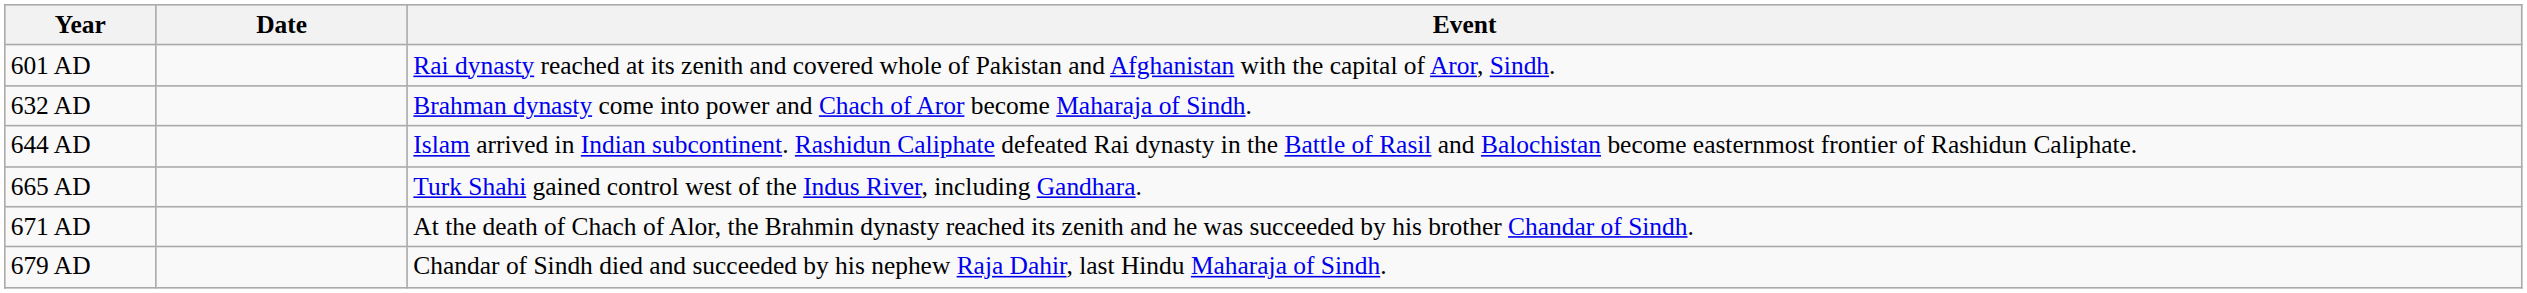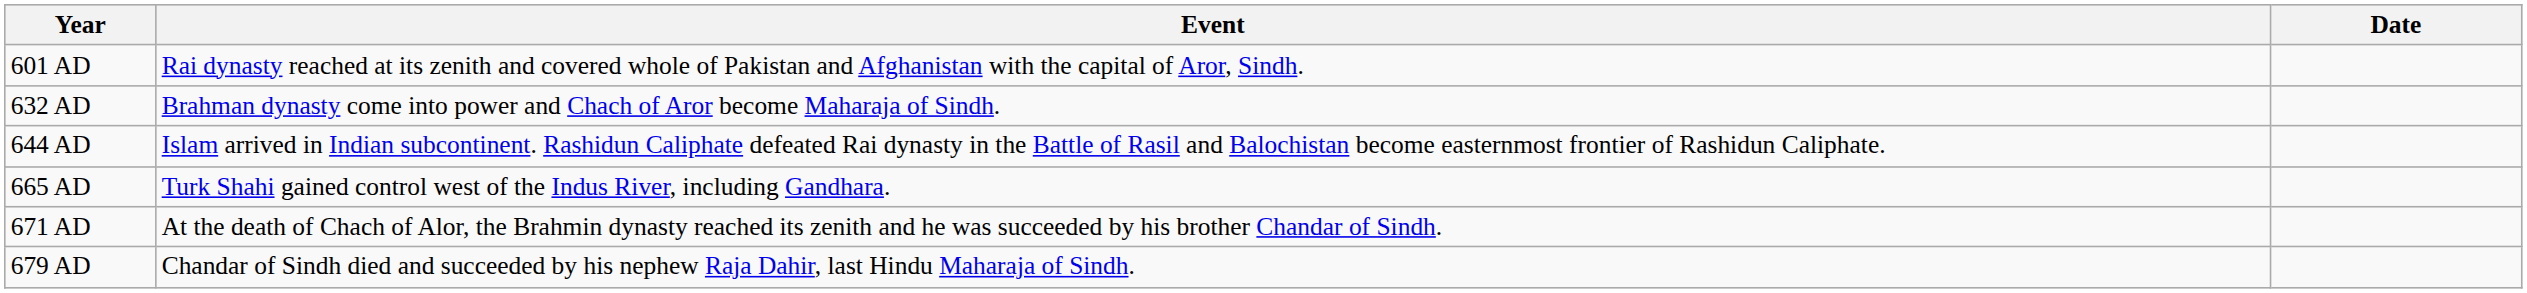columns swapped: (282, 24) <-> (1465, 24)
